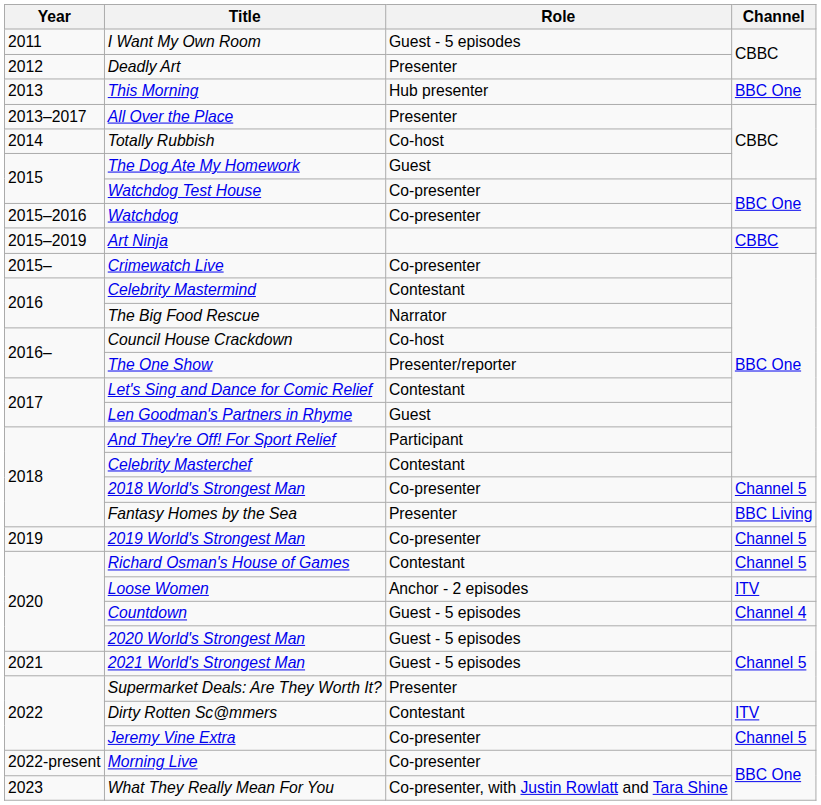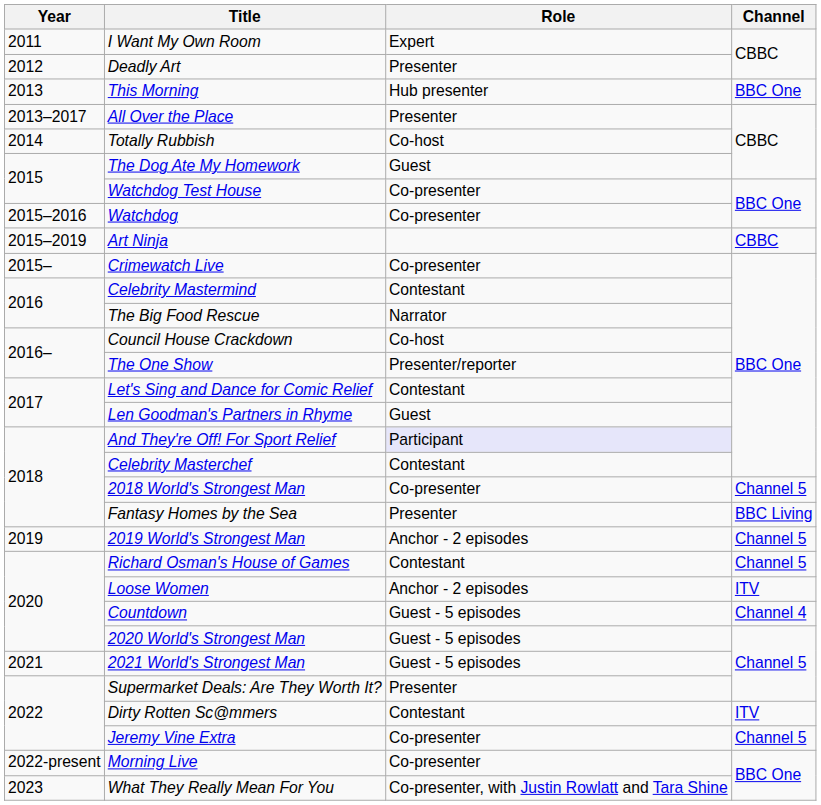(455, 41) Guest - 5 episodes -> (412, 41) Expert
(426, 439) no background -> (426, 439) lavender background
(435, 539) Co-presenter -> (459, 539) Anchor - 2 episodes
